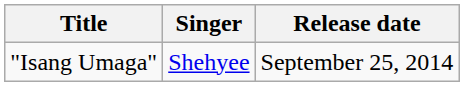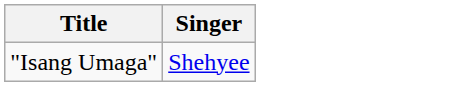- column: (357, 23)
